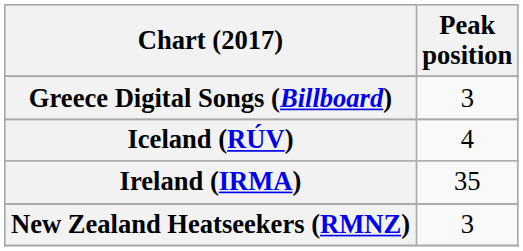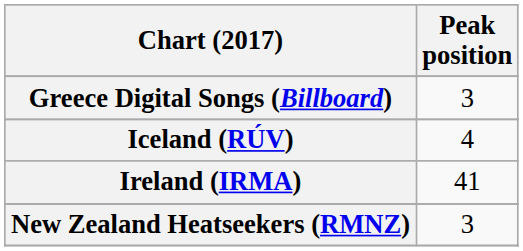(467, 181) 35 -> (467, 181) 41
